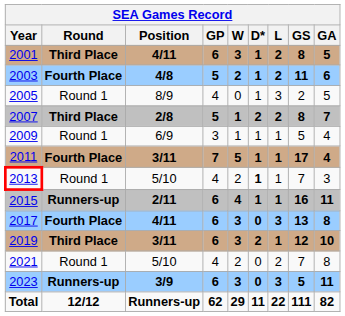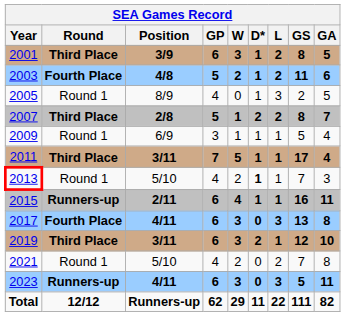(164, 55) 4/11 -> (164, 55) 3/9
(83, 157) Fourth Place -> (83, 157) Third Place
(164, 282) 3/9 -> (164, 282) 4/11
